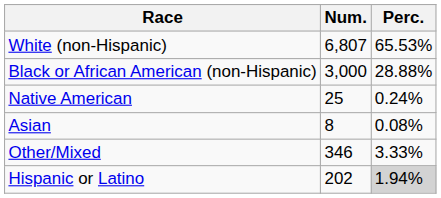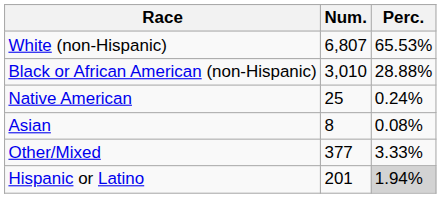(346, 71) 3,000 -> (346, 71) 3,010
(339, 152) 346 -> (339, 152) 377
(339, 179) 202 -> (339, 179) 201
